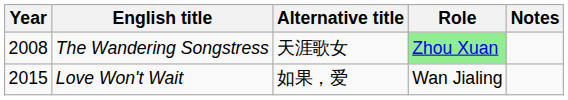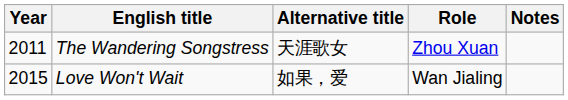(28, 48) 2008 -> (28, 48) 2011
(455, 48) lightgreen background -> (455, 48) no background
